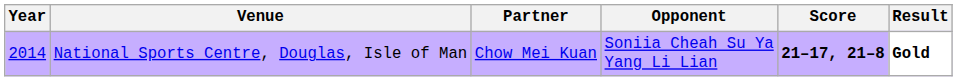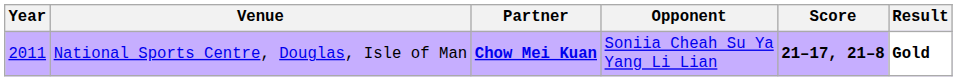(27, 53) 2014 -> (27, 53) 2011
(536, 53) normal -> (536, 53) bold
